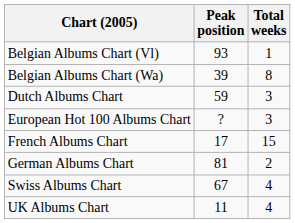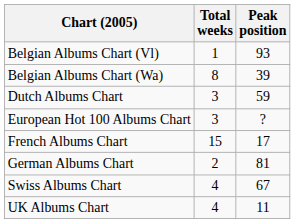columns swapped: (221, 23) <-> (269, 23)
